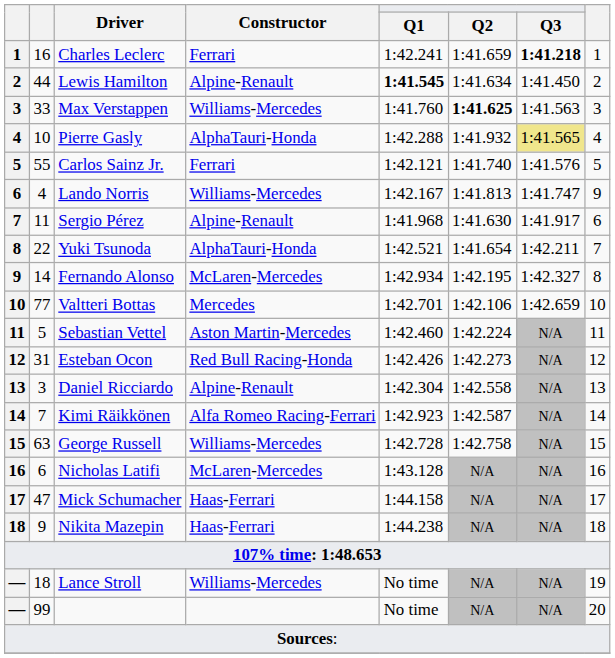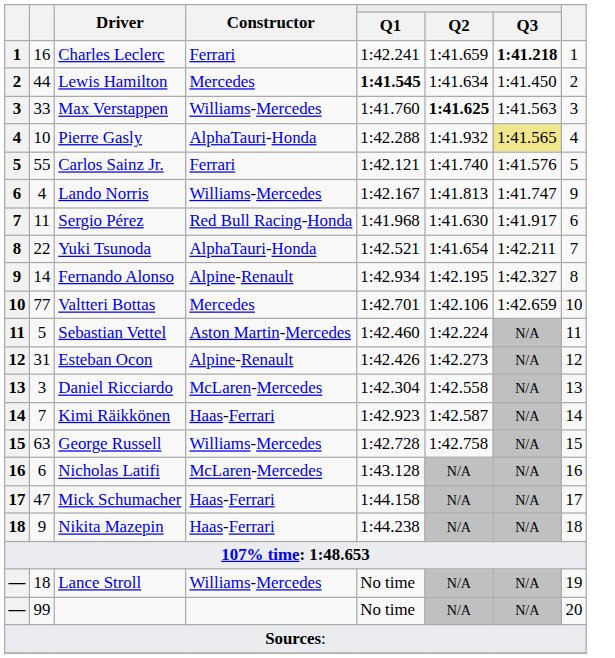(241, 81) Alpine-Renault -> (222, 81) Mercedes
(241, 220) Alpine-Renault -> (271, 220) Red Bull Racing-Honda
(256, 276) McLaren-Mercedes -> (241, 276) Alpine-Renault
(271, 359) Red Bull Racing-Honda -> (241, 359) Alpine-Renault
(241, 387) Alpine-Renault -> (256, 387) McLaren-Mercedes
(283, 415) Alfa Romeo Racing-Ferrari -> (232, 415) Haas-Ferrari
